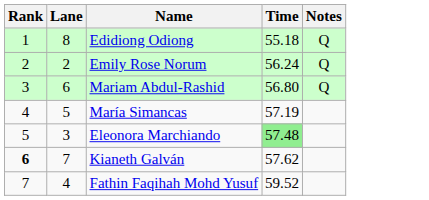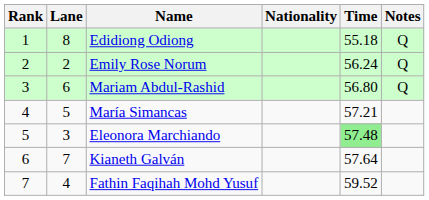+ column: (301, 16)
(282, 111) 57.19 -> (361, 111) 57.21
(25, 159) bold -> (25, 159) normal
(282, 159) 57.62 -> (361, 159) 57.64
